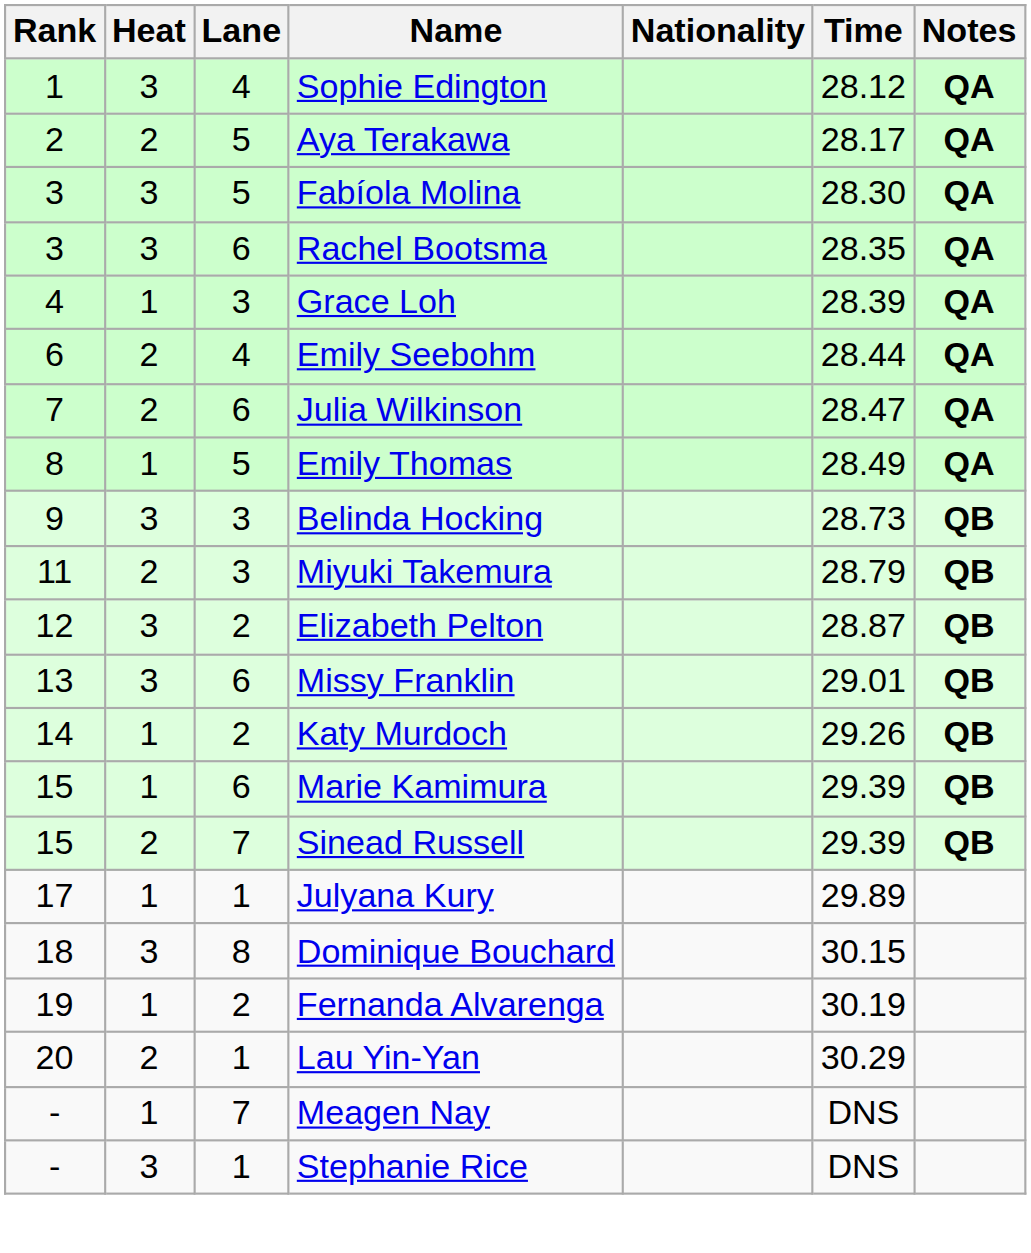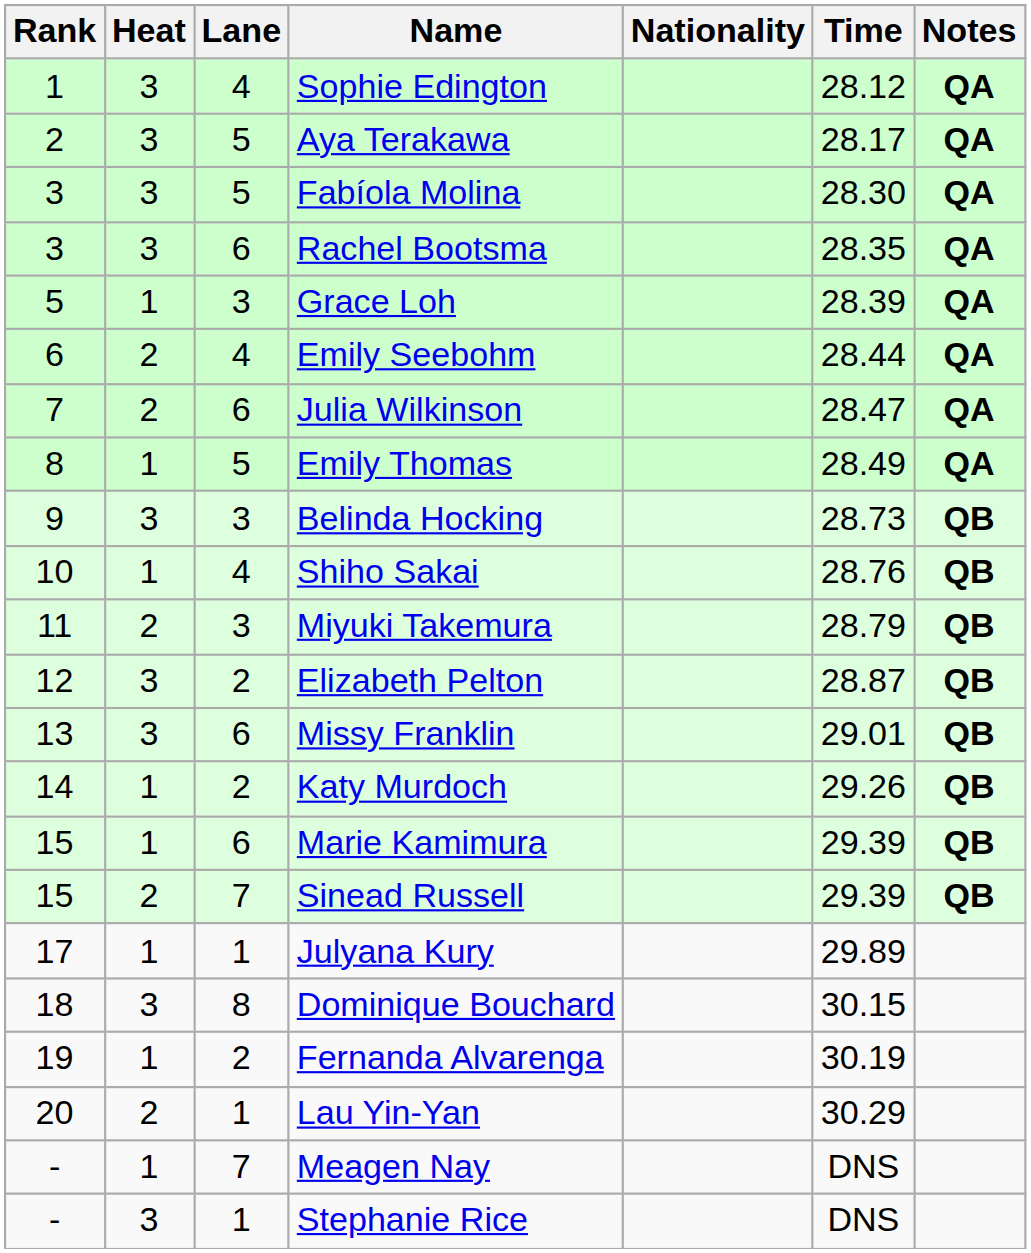(149, 139) 2 -> (149, 139) 3
(55, 301) 4 -> (55, 301) 5
+ row: (388, 572)
